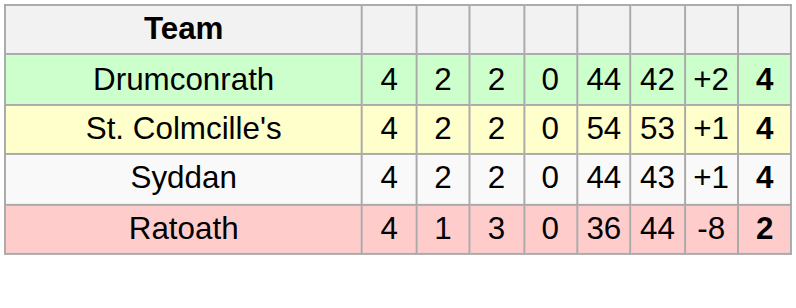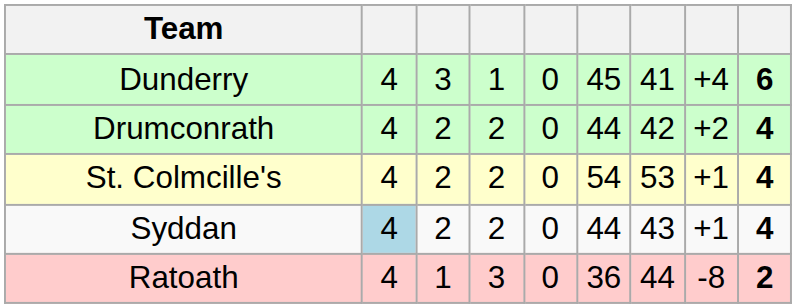+ row: (184, 79)
(389, 178) no background -> (389, 228) lightblue background
